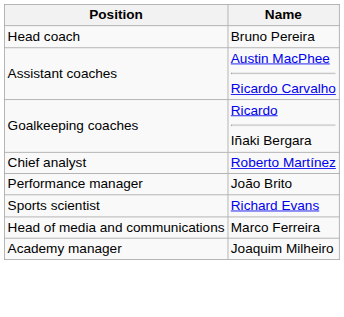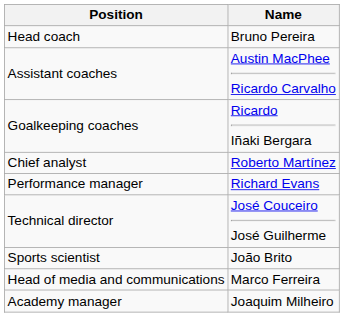(261, 184) João Brito -> (275, 184) Richard Evans
+ row: (60, 221)
(275, 205) Richard Evans -> (261, 258) João Brito
